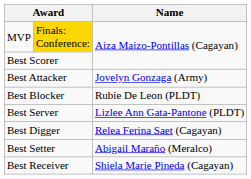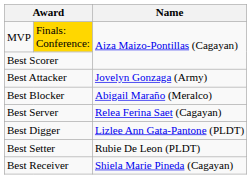(148, 95) Rubie De Leon (PLDT) -> (154, 95) Abigail Maraño (Meralco)
(170, 113) Lizlee Ann Gata-Pantone (PLDT) -> (158, 113) Relea Ferina Saet (Cagayan)
(158, 130) Relea Ferina Saet (Cagayan) -> (170, 130) Lizlee Ann Gata-Pantone (PLDT)
(154, 148) Abigail Maraño (Meralco) -> (148, 148) Rubie De Leon (PLDT)
